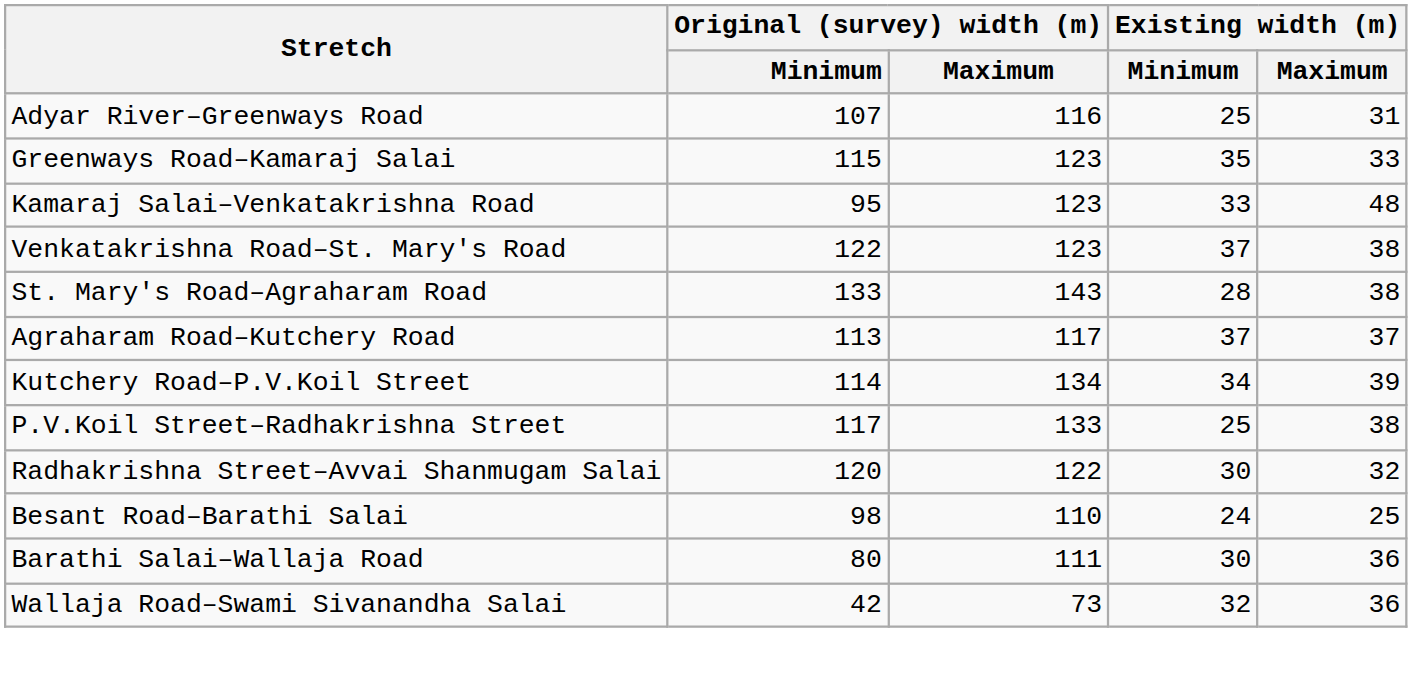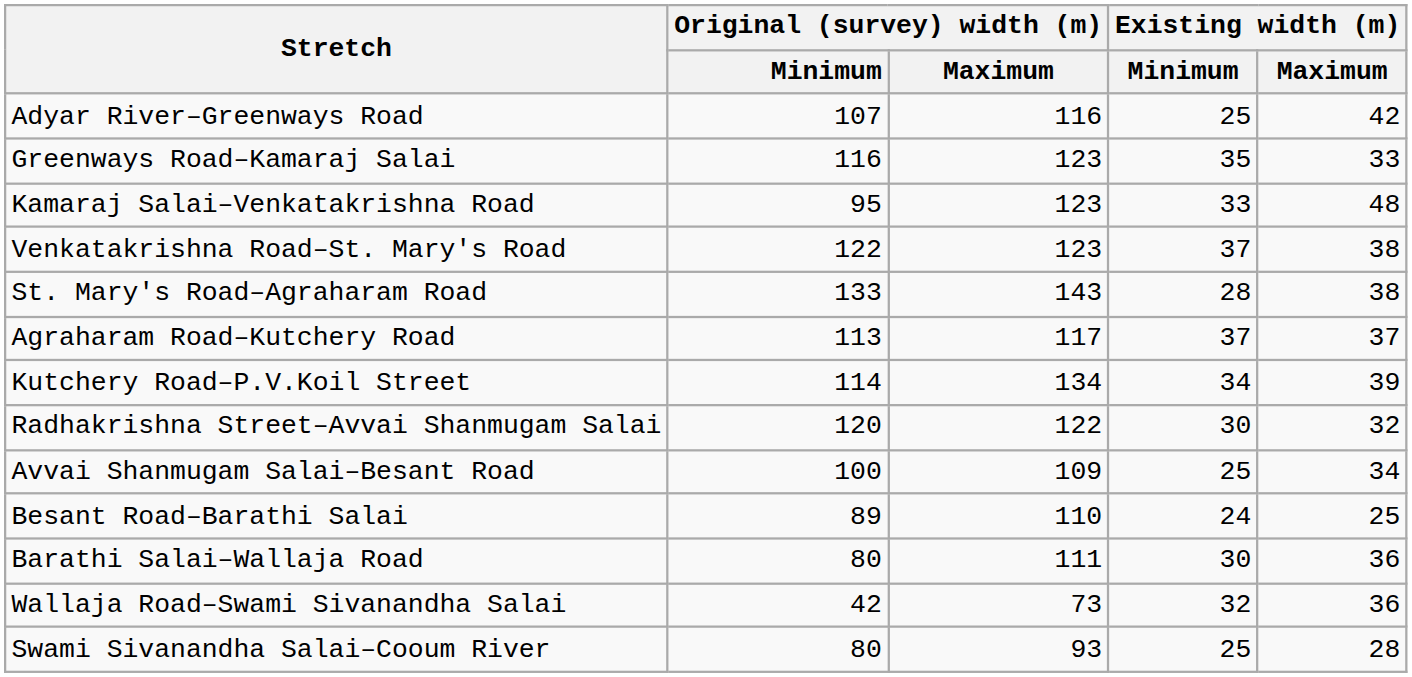(1384, 116) 31 -> (1384, 116) 42
(858, 160) 115 -> (858, 160) 116
- row: (289, 427)
+ row: (273, 471)
(866, 516) 98 -> (866, 516) 89
+ row: (281, 649)
